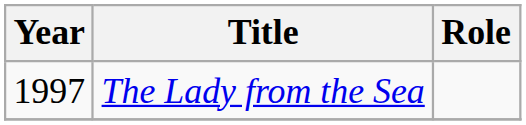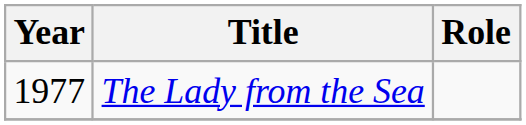(49, 89) 1997 -> (49, 89) 1977
